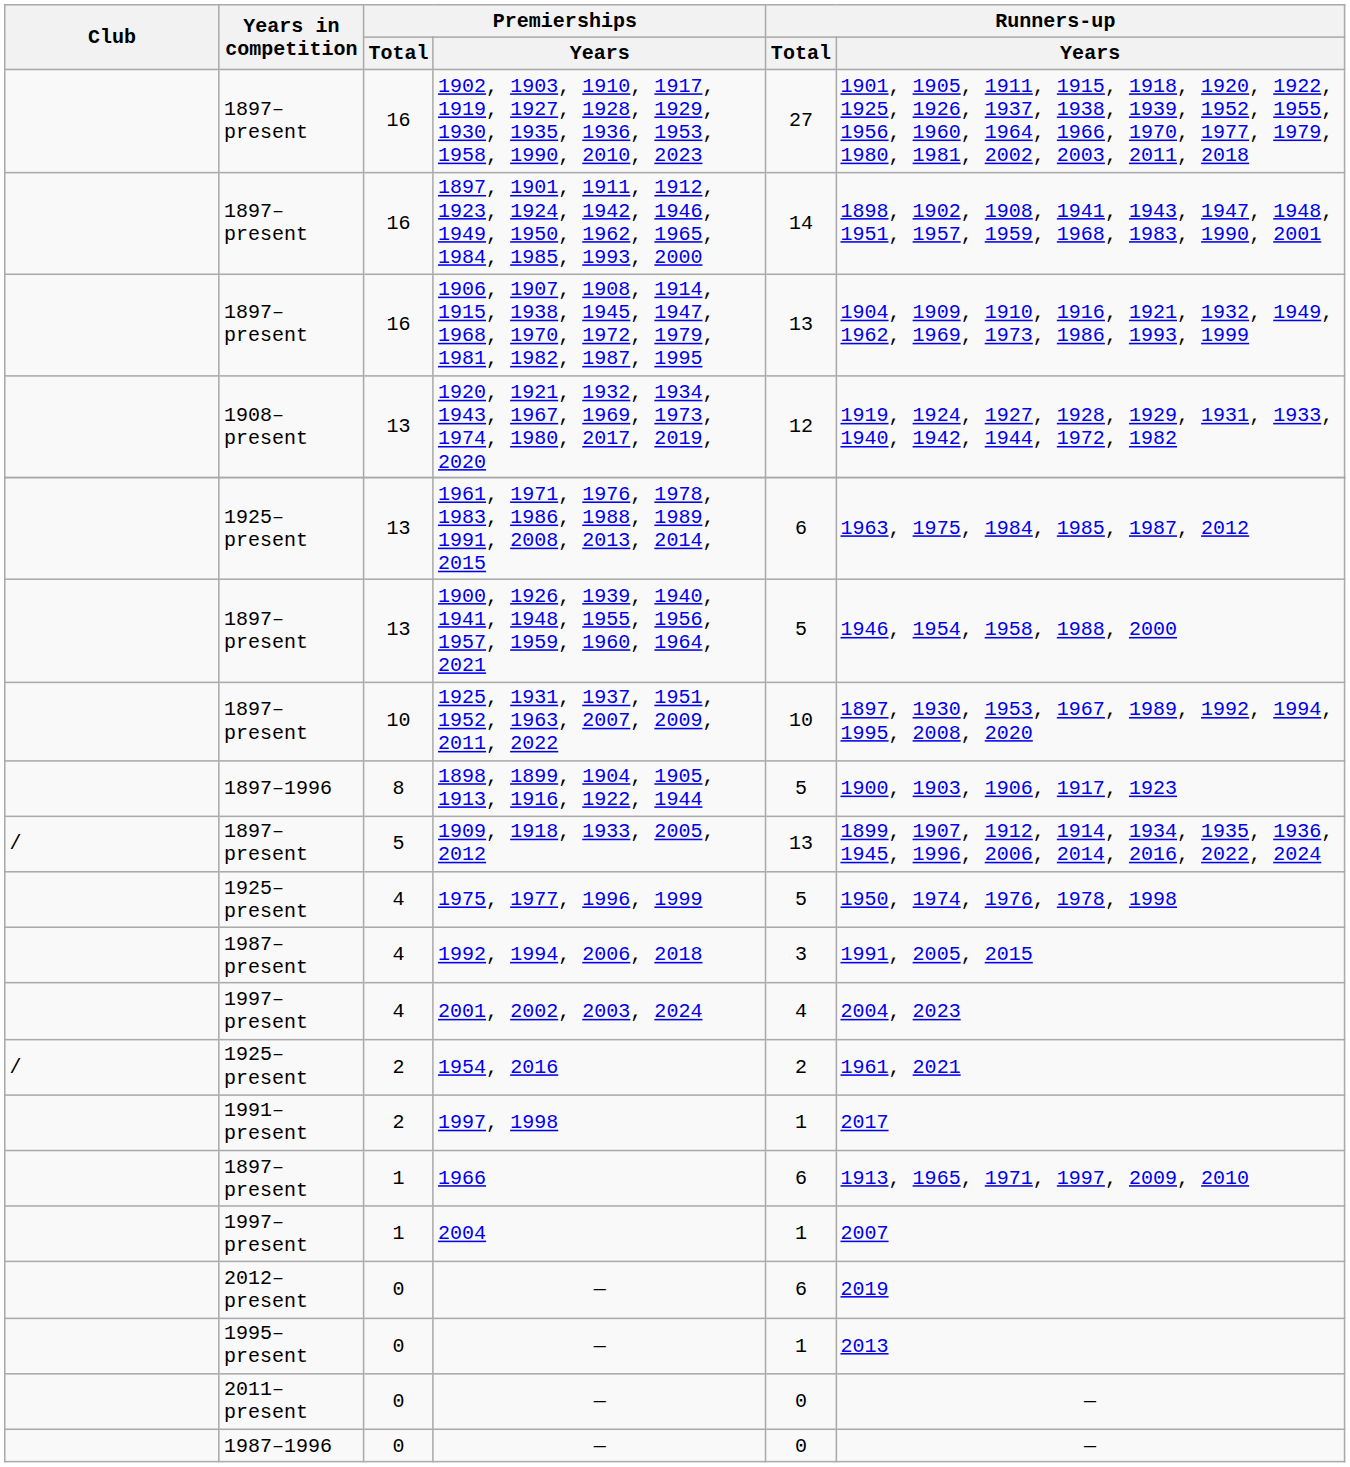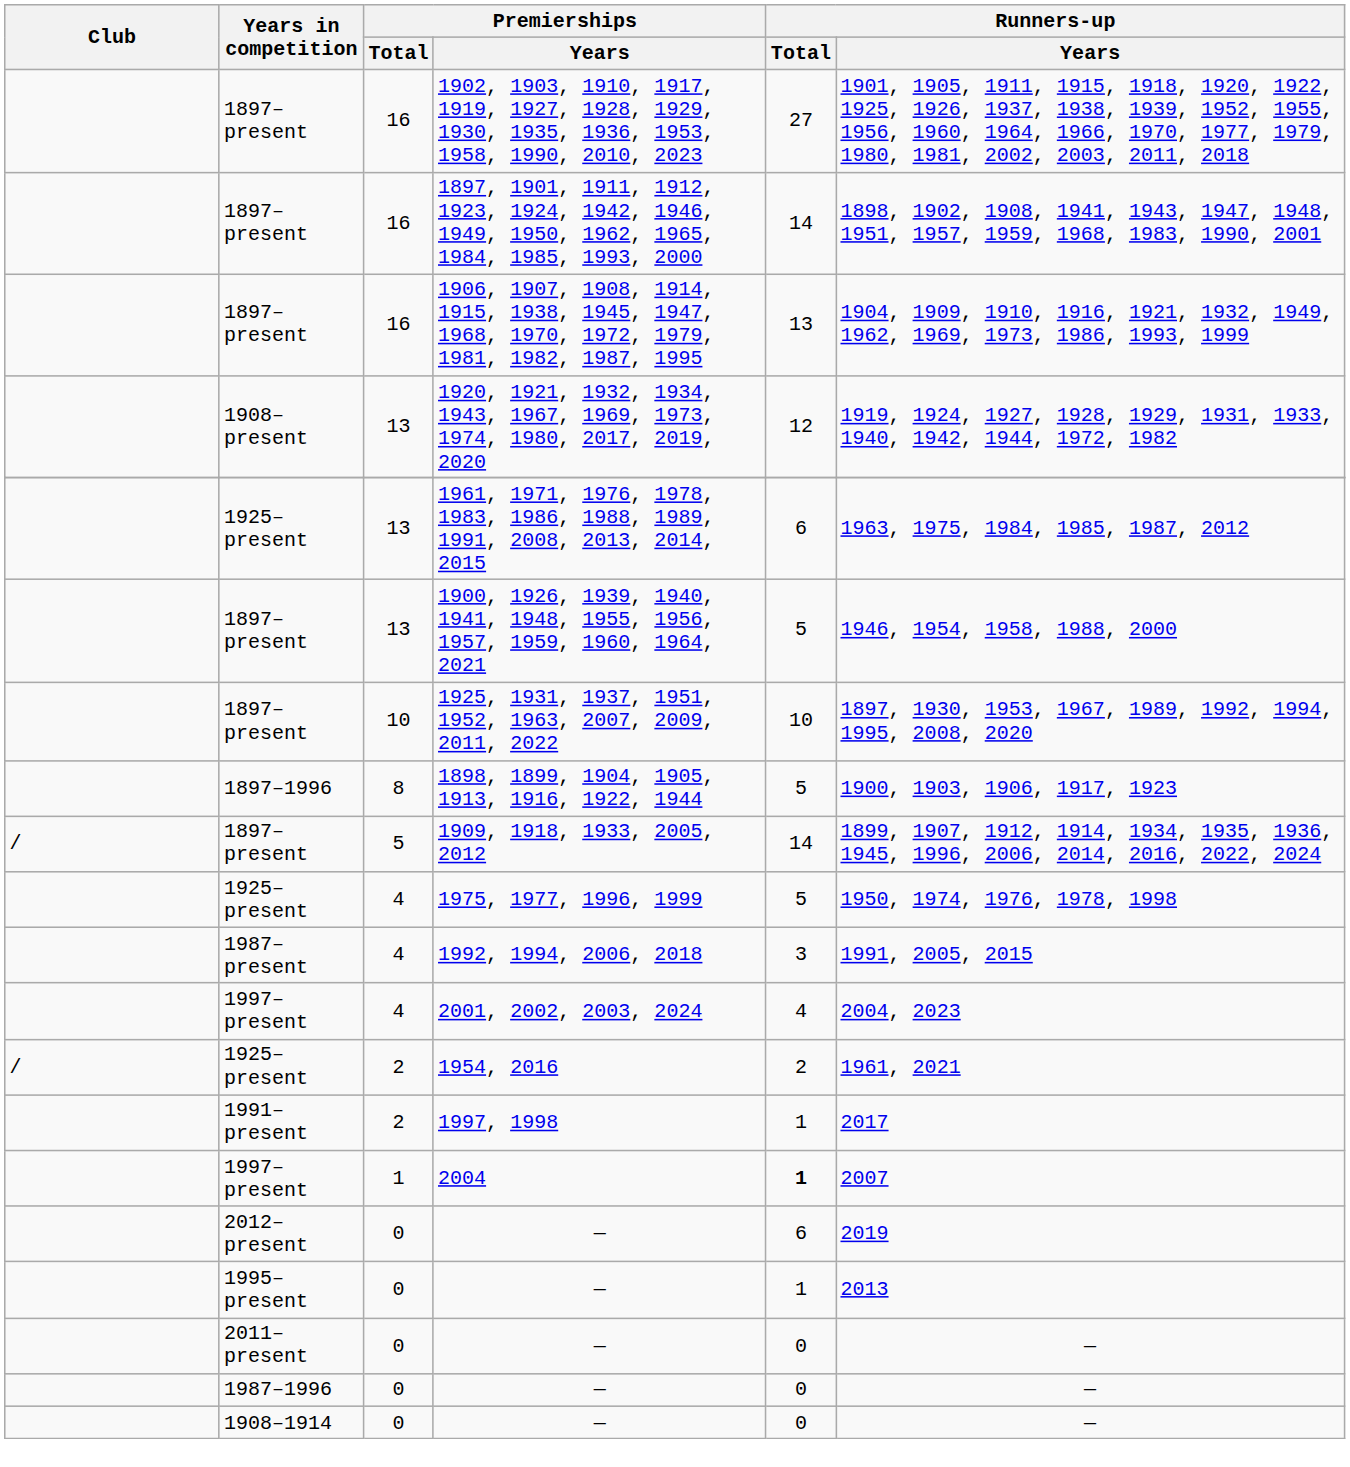(801, 844) 13 -> (801, 844) 14
- row: (266, 1178)
(801, 1234) normal -> (801, 1178) bold
+ row: (278, 1422)
